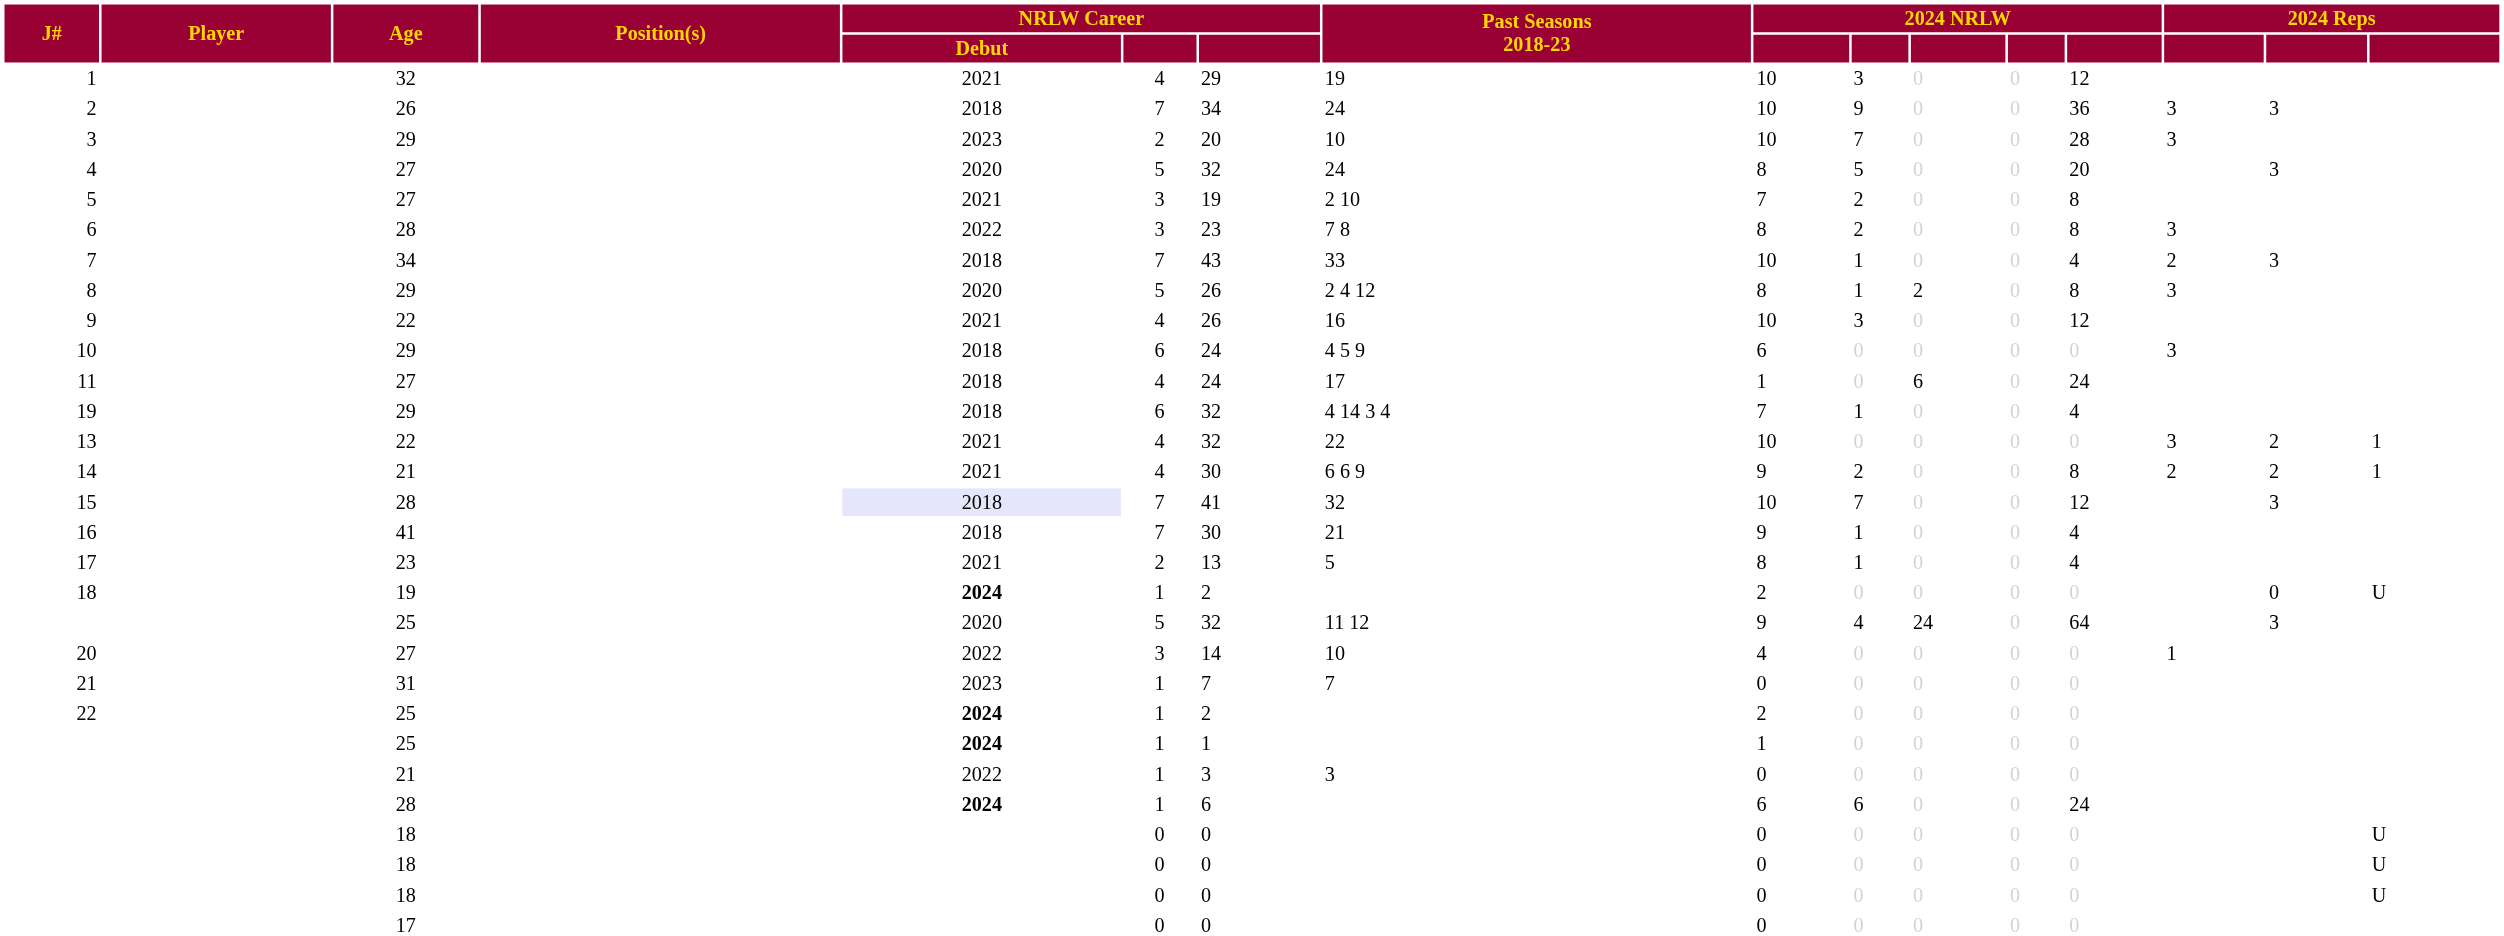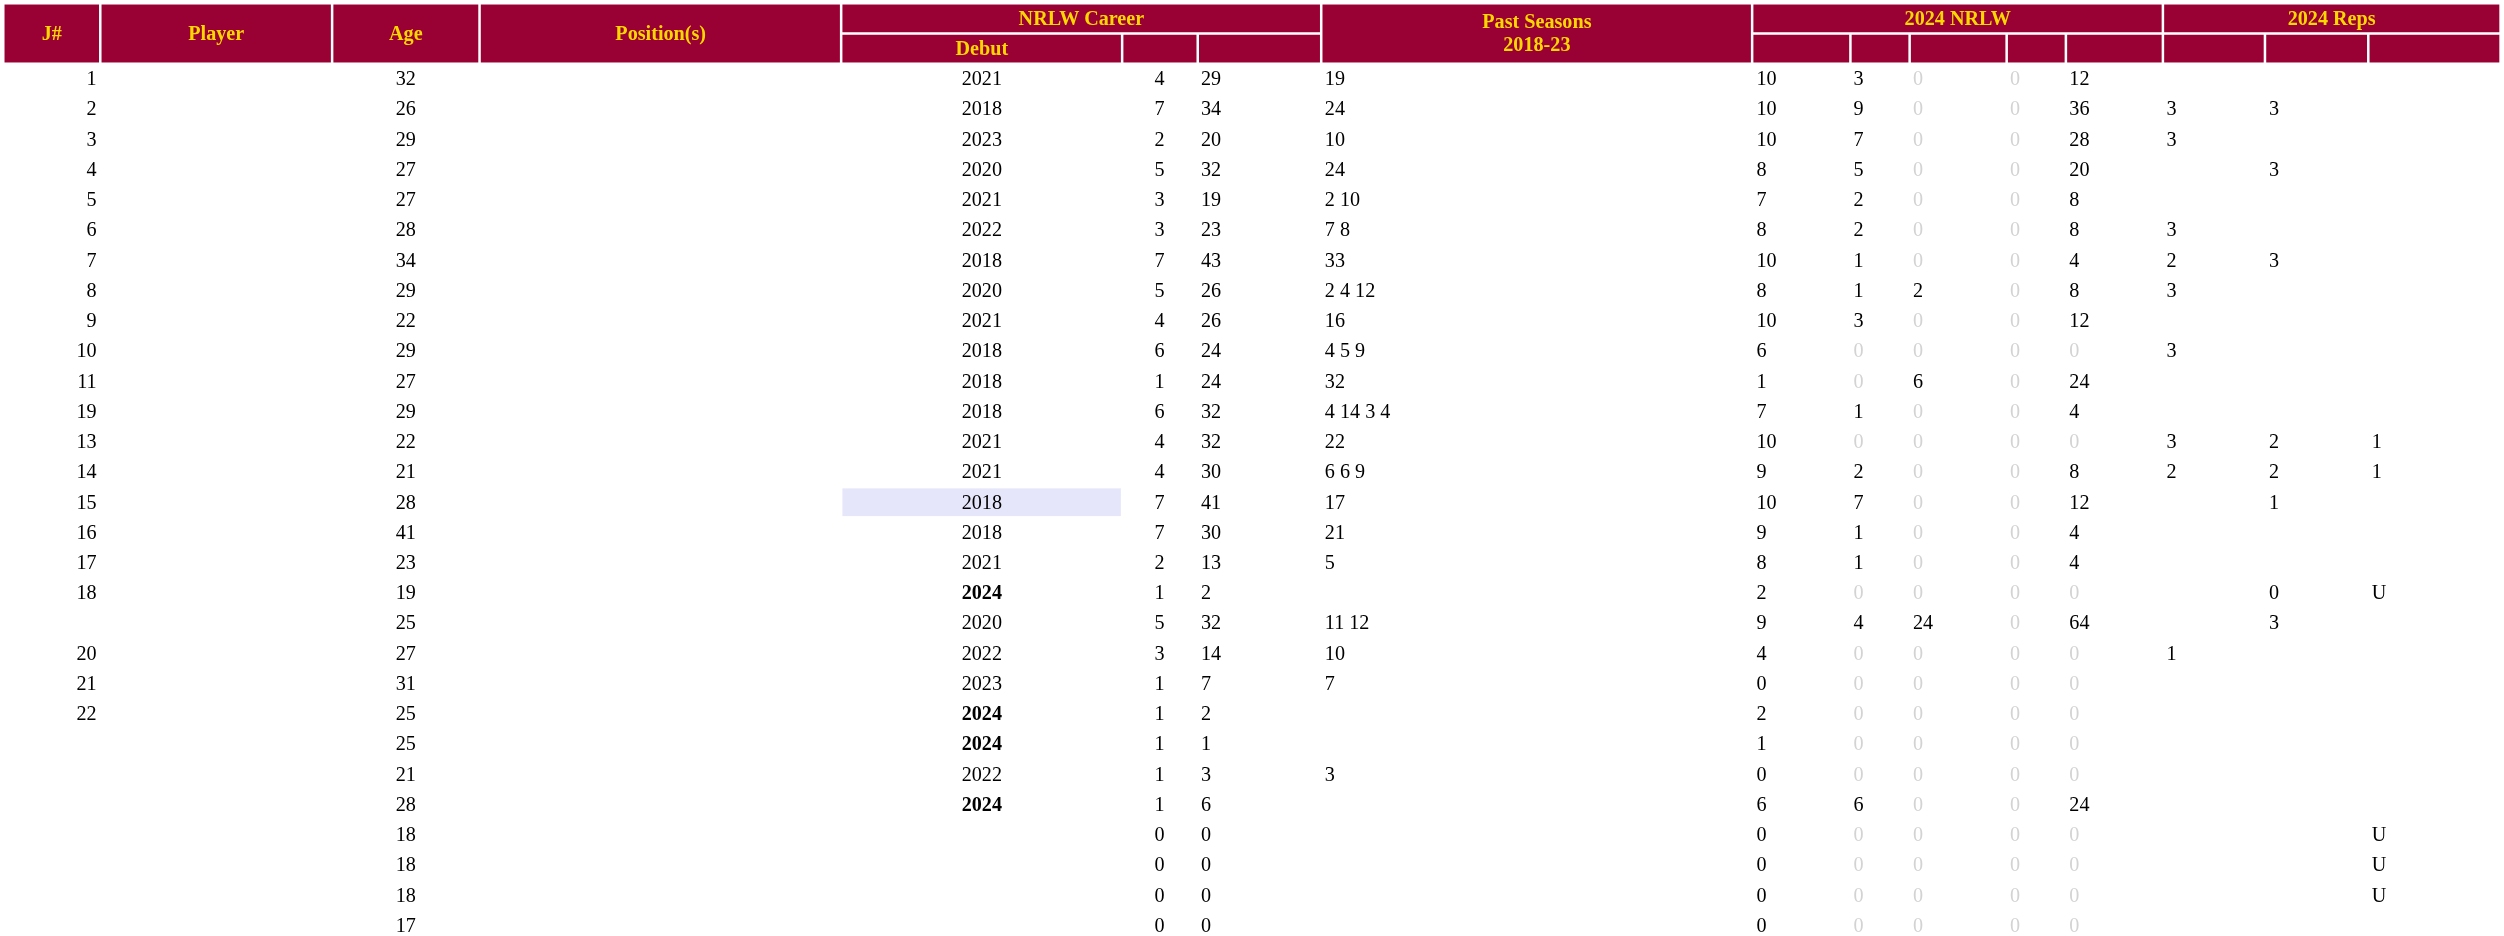(1160, 381) 4 -> (1160, 381) 1
(1335, 381) 17 -> (1335, 381) 32
(1335, 502) 32 -> (1335, 502) 17
(2274, 502) 3 -> (2274, 502) 1
